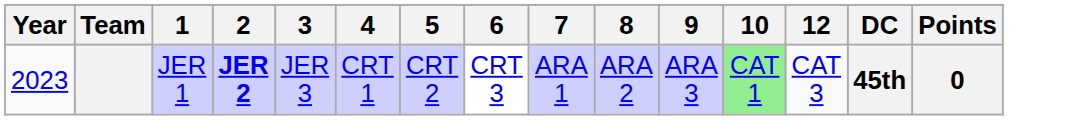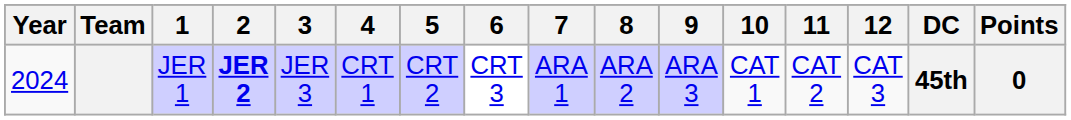+ column: (816, 25)
(40, 79) 2023 -> (40, 79) 2024
(755, 79) lightgreen background -> (755, 79) no background
